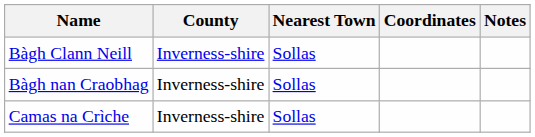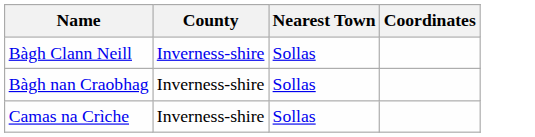- column: (505, 20)
